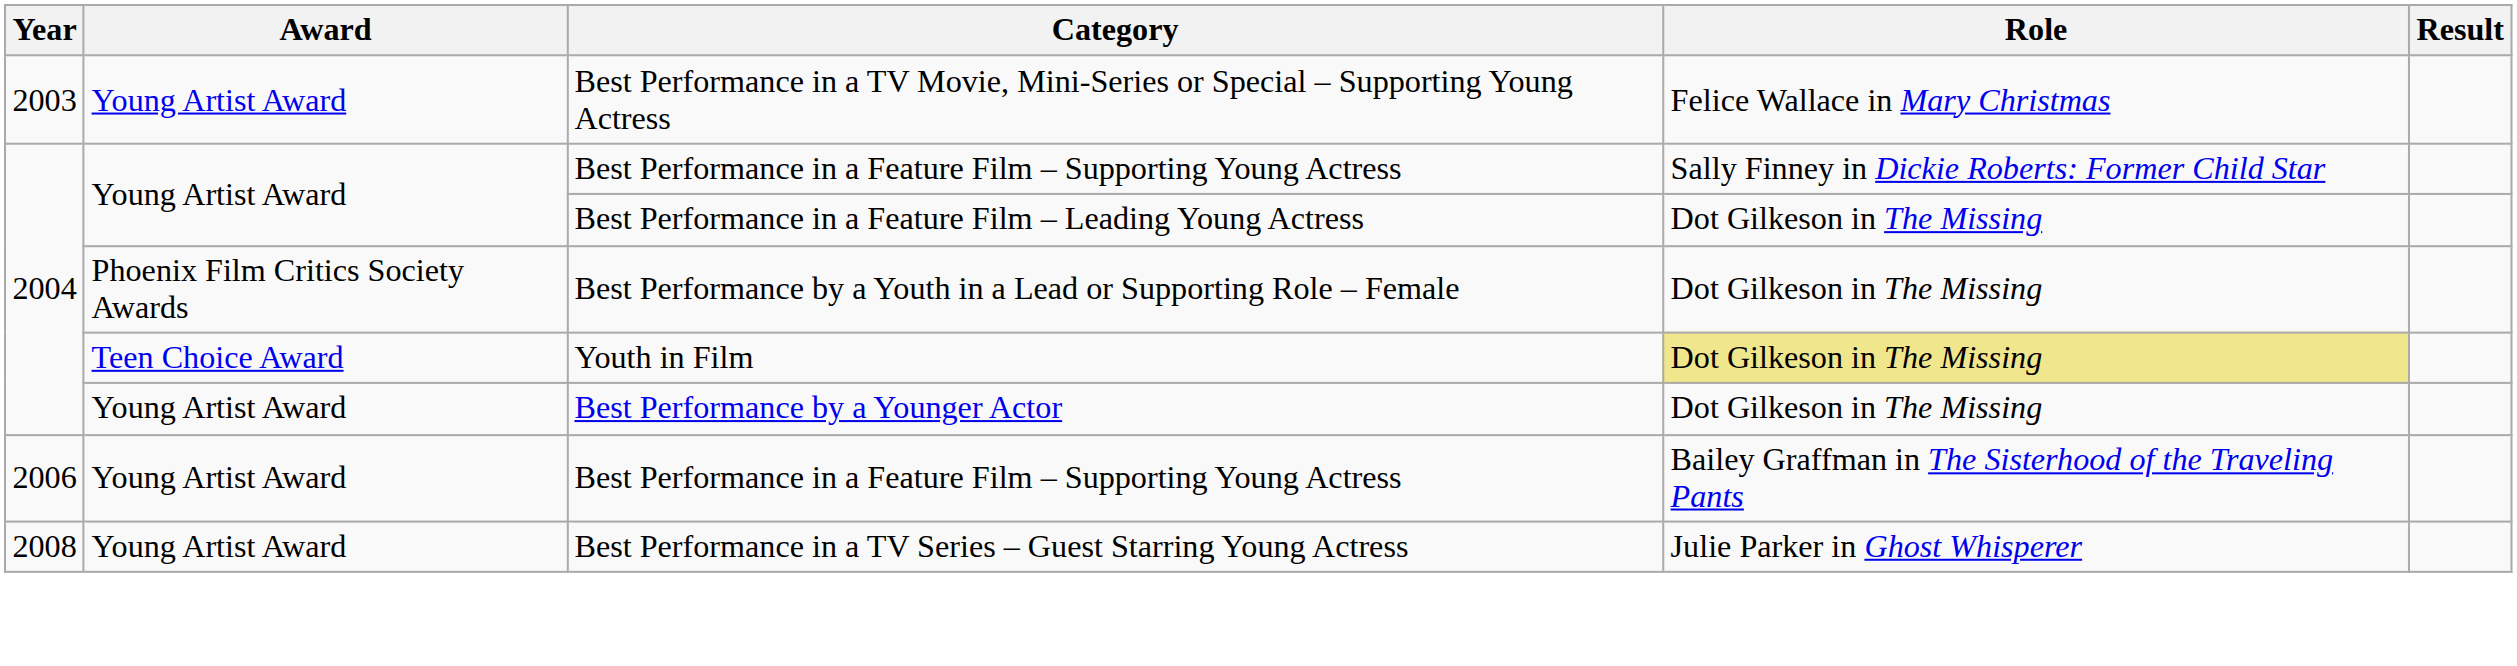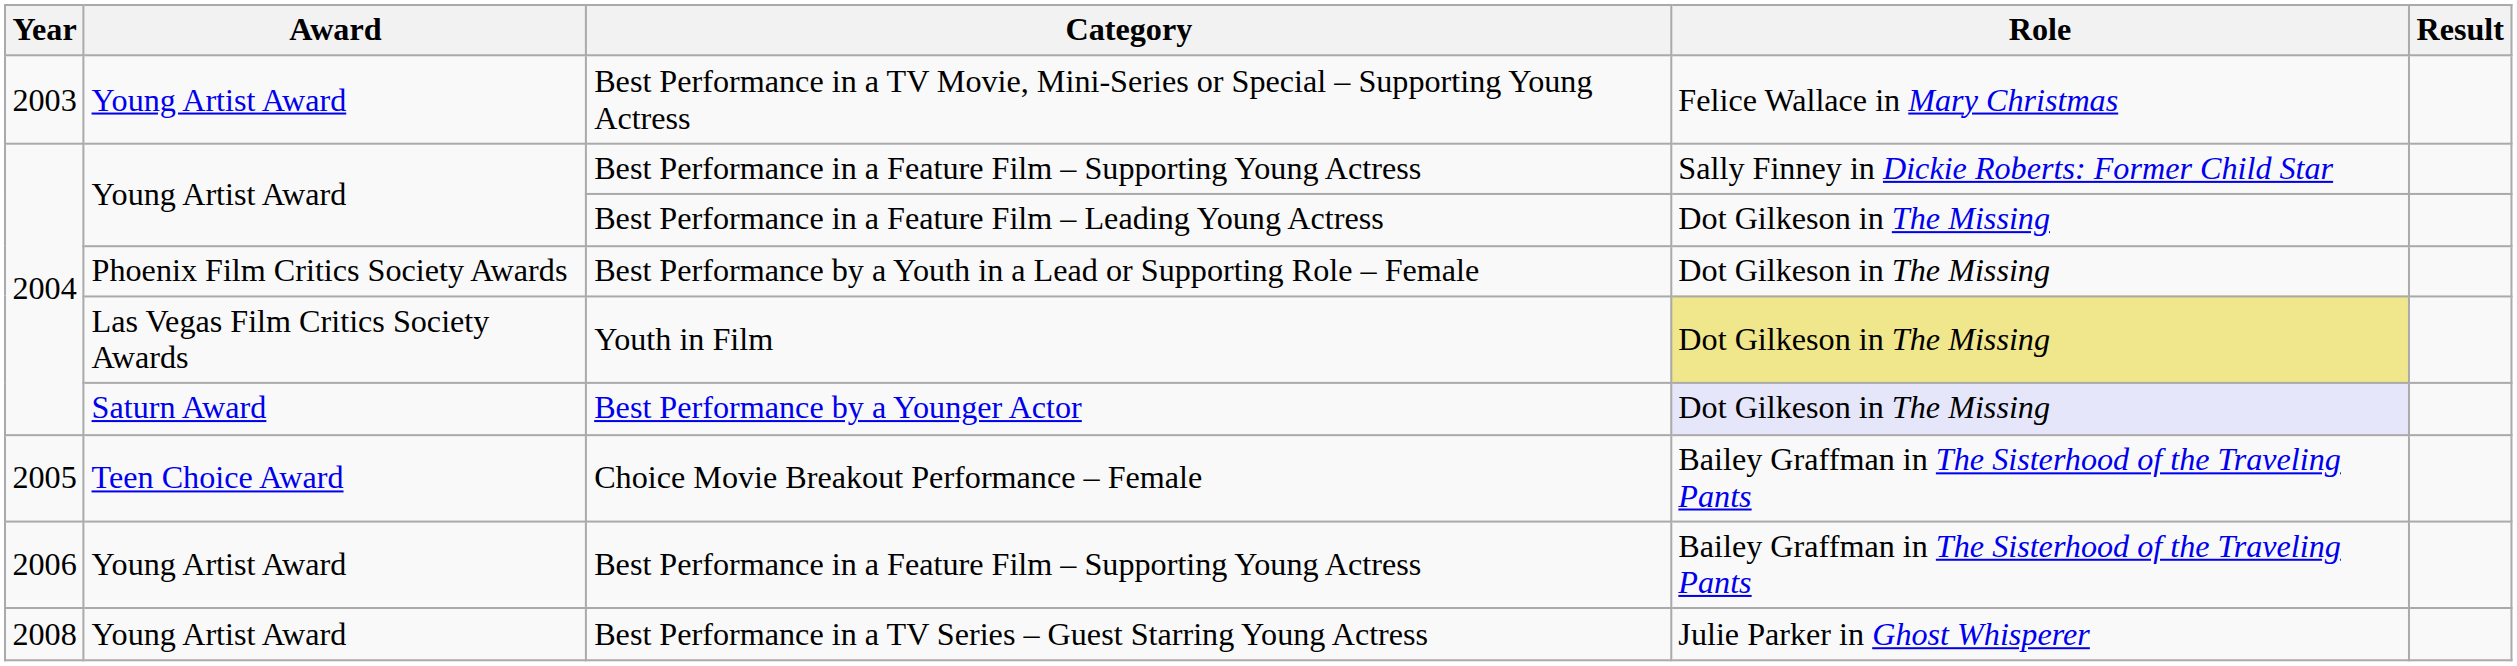(218, 357) Teen Choice Award -> (290, 339) Las Vegas Film Critics Society Awards
(219, 408) Young Artist Award -> (179, 408) Saturn Award
(1856, 408) no background -> (1864, 408) lavender background
+ row: (45, 477)
